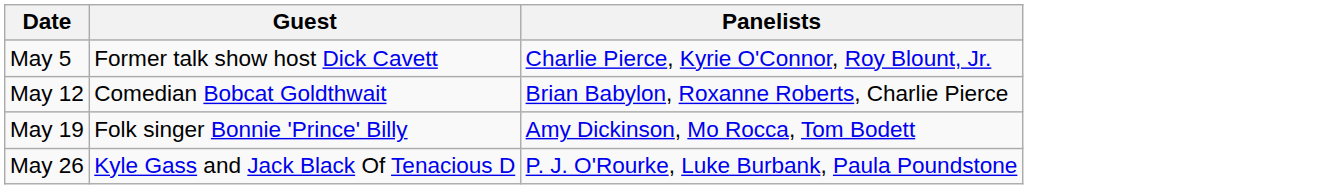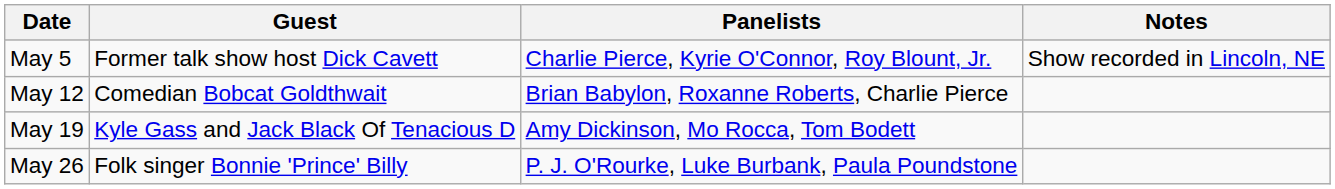+ column: (1176, 22)
(251, 129) Folk singer Bonnie 'Prince' Billy -> (305, 129) Kyle Gass and Jack Black Of Tenacious D
(305, 165) Kyle Gass and Jack Black Of Tenacious D -> (251, 165) Folk singer Bonnie 'Prince' Billy
